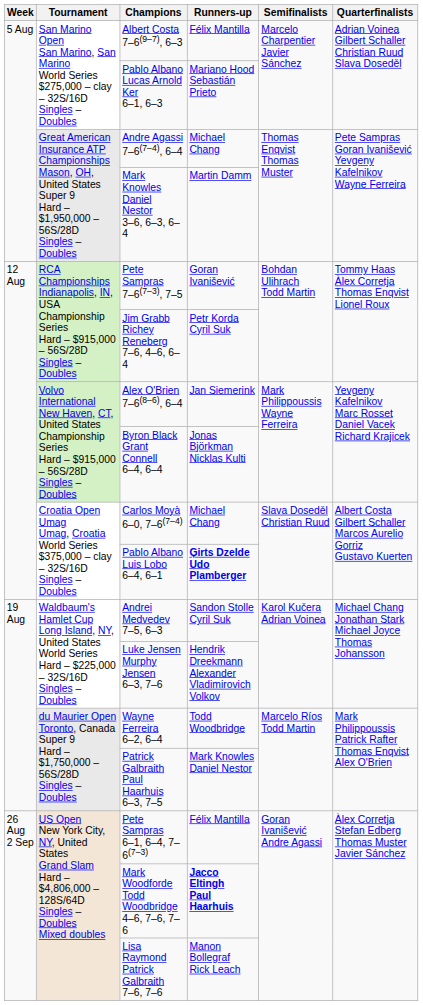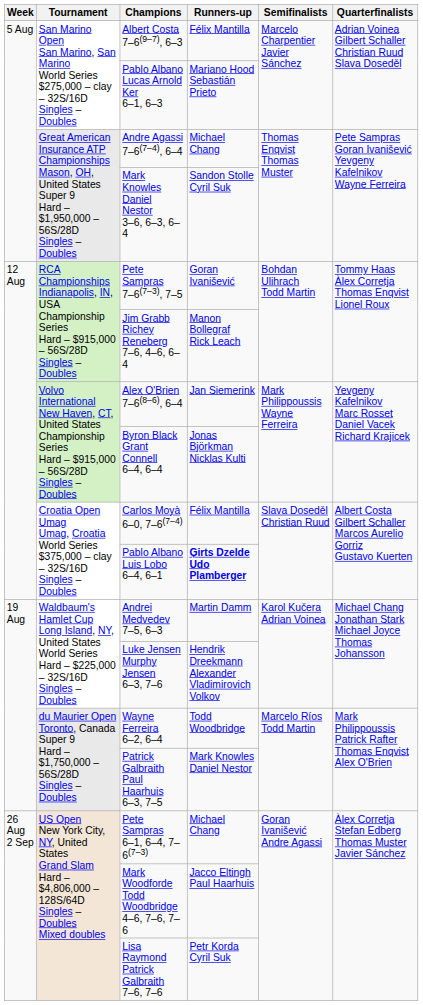(220, 176) Martin Damm -> (222, 182) Sandon Stolle Cyril Suk
(214, 324) Petr Korda Cyril Suk -> (215, 329) Manon Bollegraf Rick Leach
(207, 516) Michael Chang -> (220, 511) Félix Mantilla
(222, 614) Sandon Stolle Cyril Suk -> (220, 608) Martin Damm
(220, 819) Félix Mantilla -> (207, 825) Michael Chang
(211, 889) bold -> (222, 878) normal
(215, 958) Manon Bollegraf Rick Leach -> (214, 952) Petr Korda Cyril Suk
